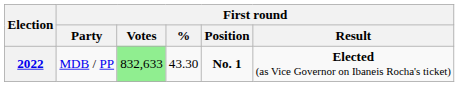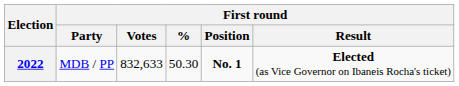(141, 63) lightgreen background -> (141, 63) no background
(184, 63) 43.30 -> (184, 63) 50.30
